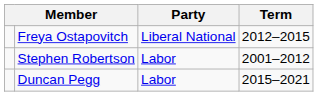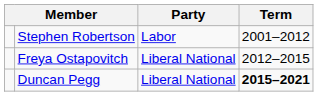rows swapped: (76, 58) <-> (73, 36)
(158, 79) Labor -> (188, 79) Liberal National
(276, 79) normal -> (276, 79) bold
